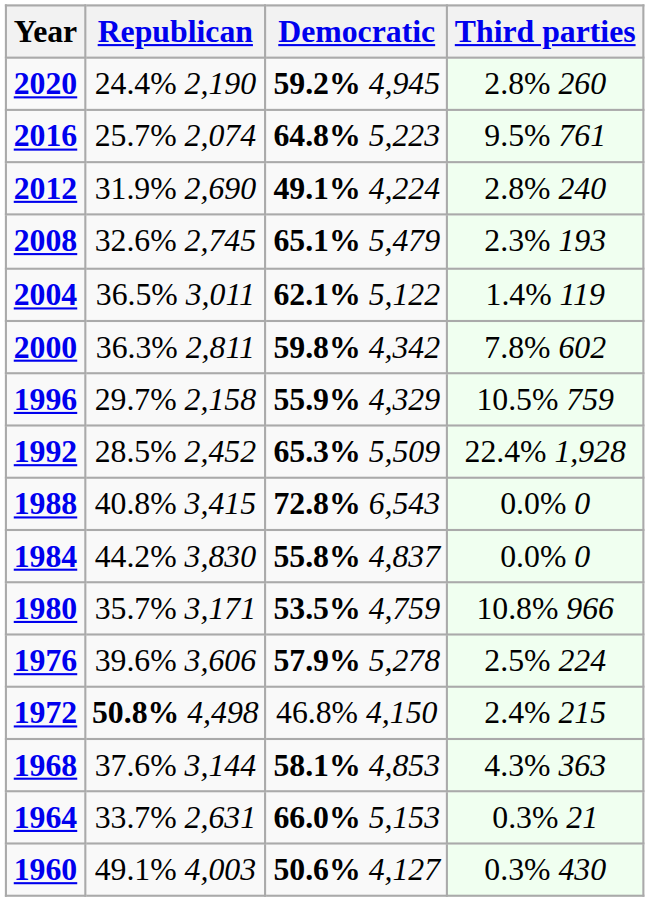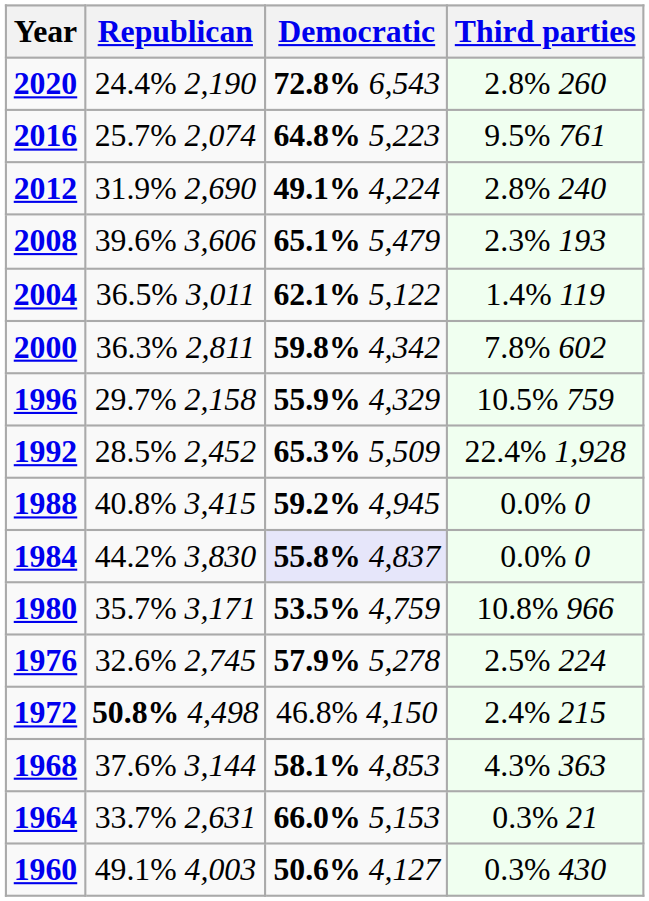(357, 83) 59.2% 4,945 -> (357, 83) 72.8% 6,543
(175, 240) 32.6% 2,745 -> (175, 240) 39.6% 3,606
(357, 502) 72.8% 6,543 -> (357, 502) 59.2% 4,945
(357, 555) no background -> (357, 555) lavender background
(175, 659) 39.6% 3,606 -> (175, 659) 32.6% 2,745
